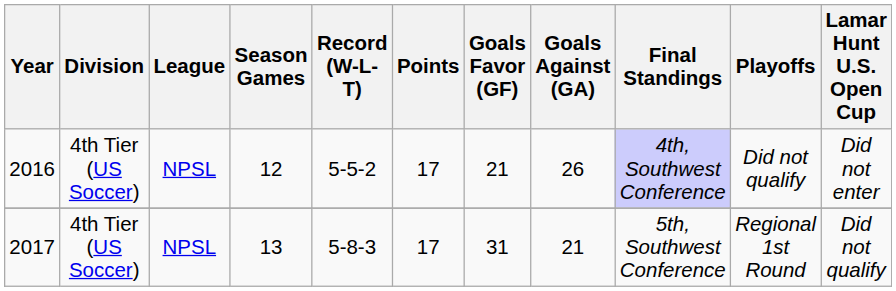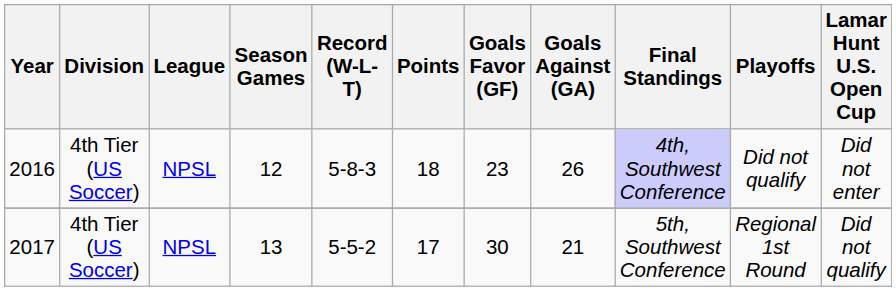(352, 168) 5-5-2 -> (352, 168) 5-8-3
(428, 168) 17 -> (428, 168) 18
(497, 168) 21 -> (497, 168) 23
(352, 246) 5-8-3 -> (352, 246) 5-5-2
(497, 246) 31 -> (497, 246) 30
